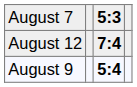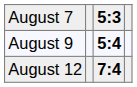rows swapped: (41, 69) <-> (45, 43)
